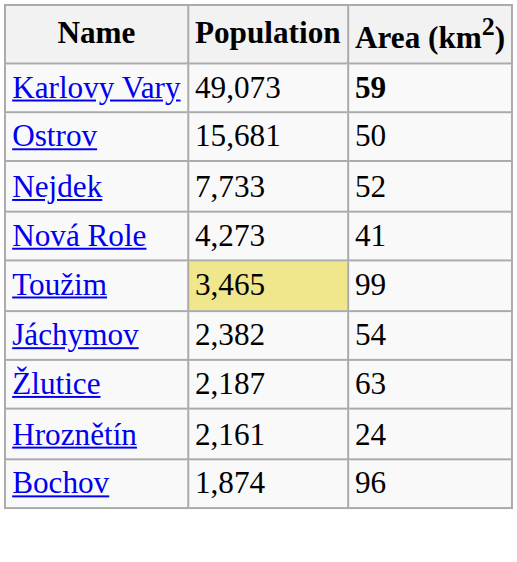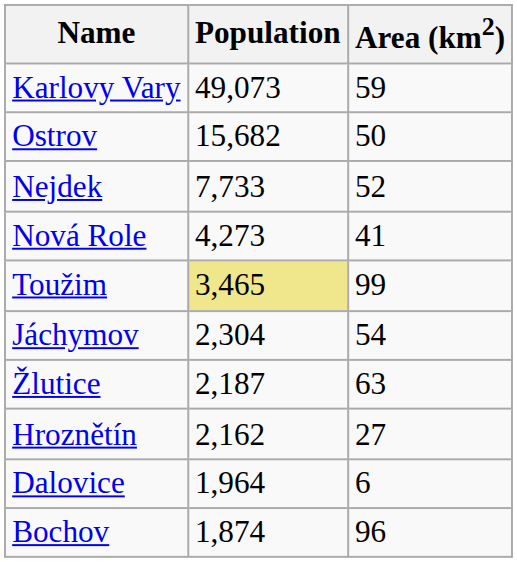(371, 87) bold -> (371, 87) normal
(238, 136) 15,681 -> (238, 136) 15,682
(230, 334) 2,382 -> (230, 334) 2,304
(230, 433) 2,161 -> (230, 433) 2,162
(371, 433) 24 -> (371, 433) 27
+ row: (68, 483)
